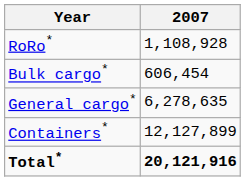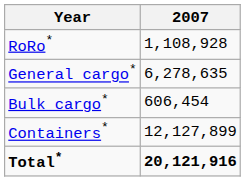rows swapped: (59, 74) <-> (72, 103)
